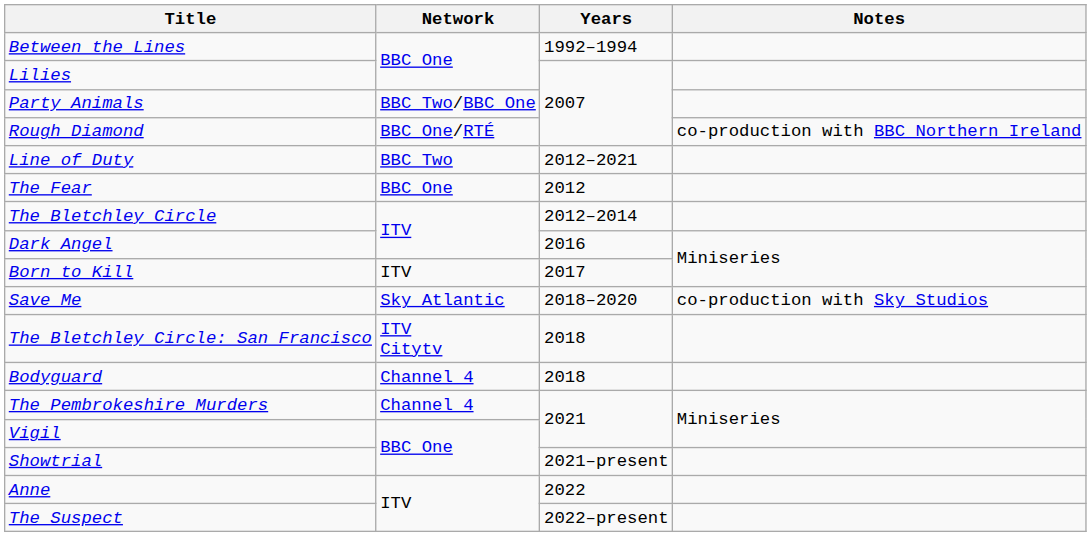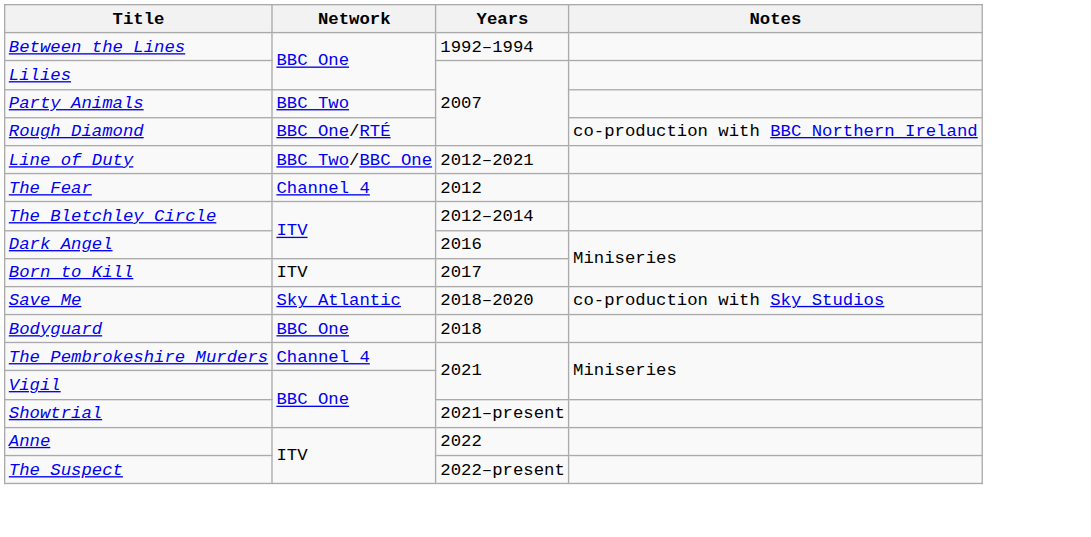(458, 103) BBC Two/BBC One -> (313, 103) BBC Two
(416, 160) BBC Two -> (354, 160) BBC Two/BBC One
(416, 188) BBC One -> (323, 188) Channel 4
- row: (190, 339)
(427, 377) Channel 4 -> (313, 329) BBC One
